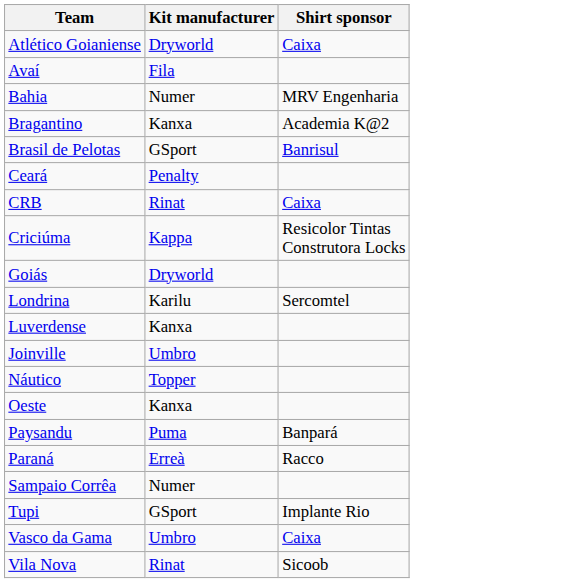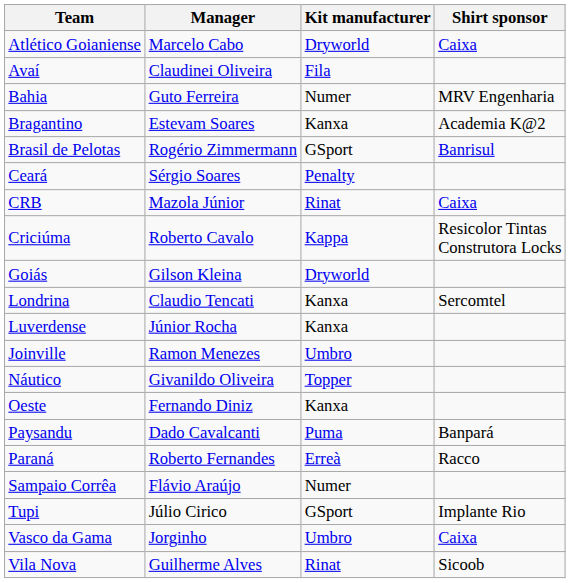+ column: (223, 17)
(170, 300) Karilu -> (326, 300) Kanxa
